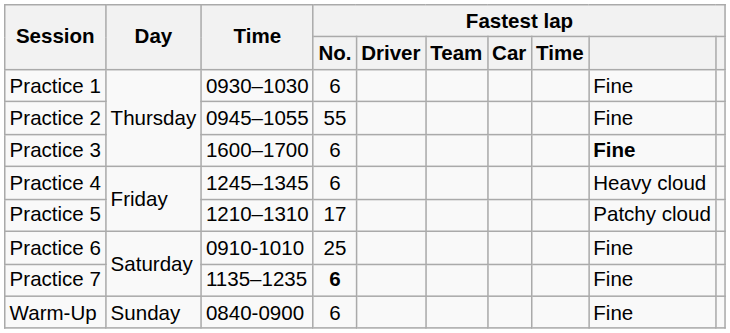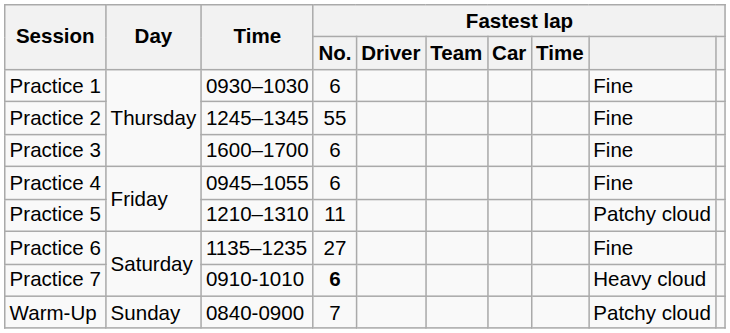(257, 118) 0945–1055 -> (257, 118) 1245–1345
(614, 150) bold -> (613, 150) normal
(257, 182) 1245–1345 -> (257, 182) 0945–1055
(650, 182) Heavy cloud -> (613, 182) Fine
(335, 215) 17 -> (335, 215) 11
(255, 247) 0910-1010 -> (257, 247) 1135–1235
(335, 247) 25 -> (335, 247) 27
(257, 279) 1135–1235 -> (255, 279) 0910-1010
(613, 279) Fine -> (650, 279) Heavy cloud
(335, 312) 6 -> (335, 312) 7
(613, 312) Fine -> (652, 312) Patchy cloud
